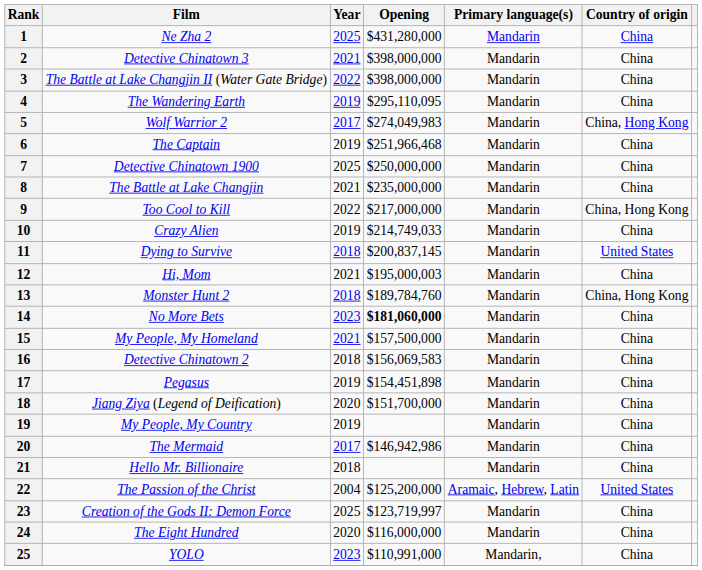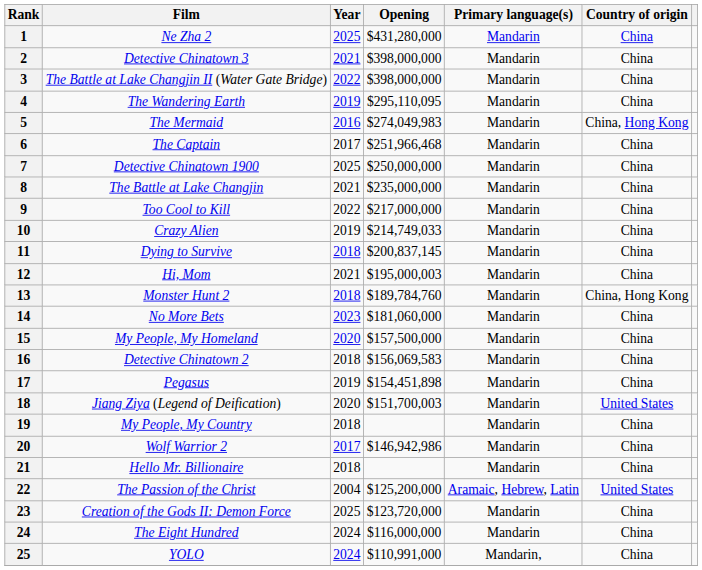(186, 123) Wolf Warrior 2 -> (186, 123) The Mermaid
(347, 123) 2017 -> (347, 123) 2016
(347, 144) 2019 -> (347, 144) 2017
(637, 209) China, Hong Kong -> (637, 209) China
(637, 252) United States -> (637, 252) China
(404, 317) bold -> (404, 317) normal
(347, 338) 2021 -> (347, 338) 2020
(404, 403) $151,700,000 -> (404, 403) $151,700,003
(637, 403) China -> (637, 403) United States
(347, 425) 2019 -> (347, 425) 2018
(186, 446) The Mermaid -> (186, 446) Wolf Warrior 2
(404, 511) $123,719,997 -> (404, 511) $123,720,000
(347, 532) 2020 -> (347, 532) 2024
(347, 554) 2023 -> (347, 554) 2024
